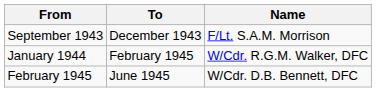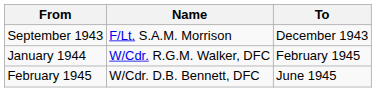columns swapped: (155, 14) <-> (288, 14)
